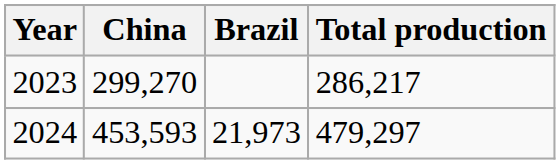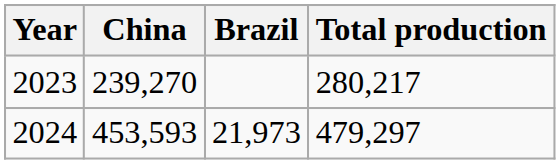(145, 81) 299,270 -> (145, 81) 239,270
(368, 81) 286,217 -> (368, 81) 280,217
